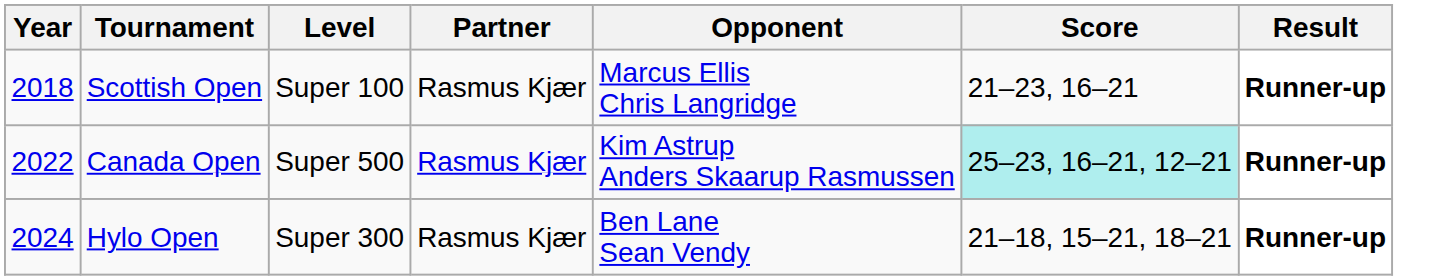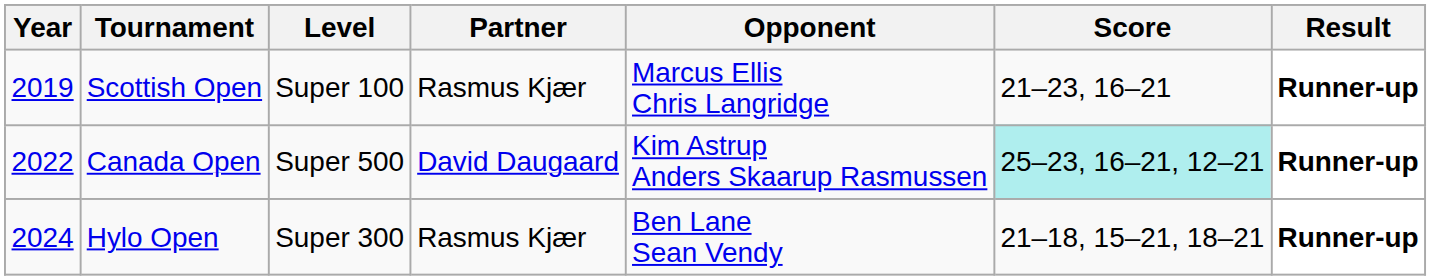(43, 87) 2018 -> (43, 87) 2019
(502, 162) Rasmus Kjær -> (518, 162) David Daugaard
